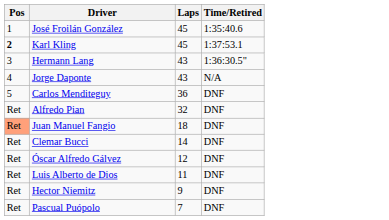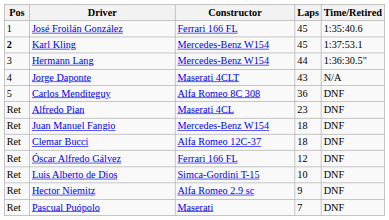+ column: (235, 12)
(183, 61) 43 -> (302, 61) 44
(183, 110) 32 -> (302, 110) 23
(14, 126) lightsalmon background -> (14, 126) no background
(183, 142) 14 -> (302, 142) 18
(182, 175) 11 -> (302, 175) 10
